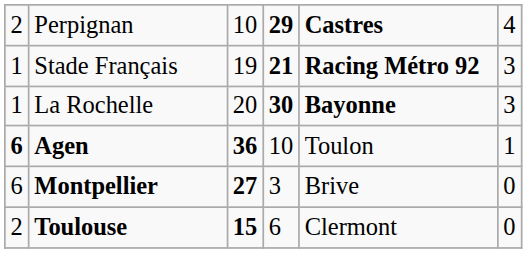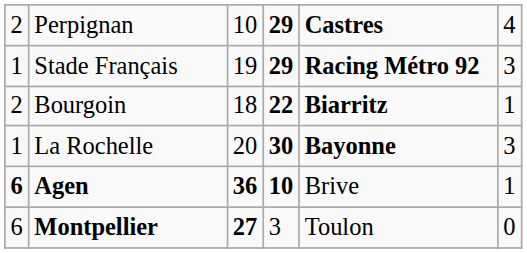(281, 65) 21 -> (281, 65) 29
+ row: (80, 105)
(281, 146) normal -> (281, 186) bold
(339, 146) Toulon -> (332, 186) Brive
(332, 186) Brive -> (339, 226) Toulon
- row: (81, 226)
